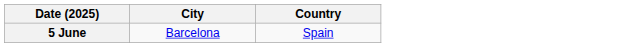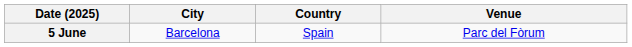+ column: (504, 14)
